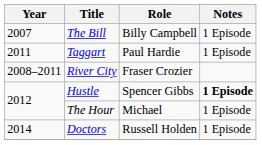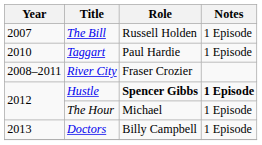(160, 33) Billy Campbell -> (160, 33) Russell Holden
(19, 52) 2011 -> (19, 52) 2010
(158, 91) normal -> (160, 91) bold
(19, 129) 2014 -> (19, 129) 2013
(160, 129) Russell Holden -> (160, 129) Billy Campbell
